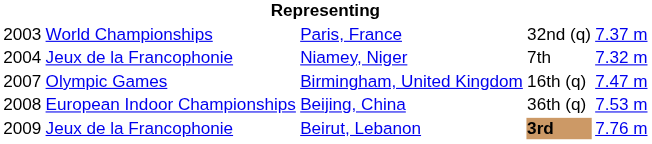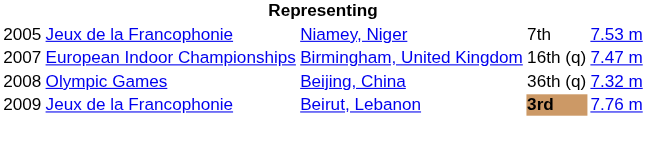- row: (351, 34)
(22, 57) 2004 -> (22, 34) 2005
(621, 57) 7.32 m -> (617, 34) 7.53 m
(106, 81) Olympic Games -> (171, 57) European Indoor Championships
(171, 104) European Indoor Championships -> (106, 81) Olympic Games
(621, 104) 7.53 m -> (617, 81) 7.32 m
